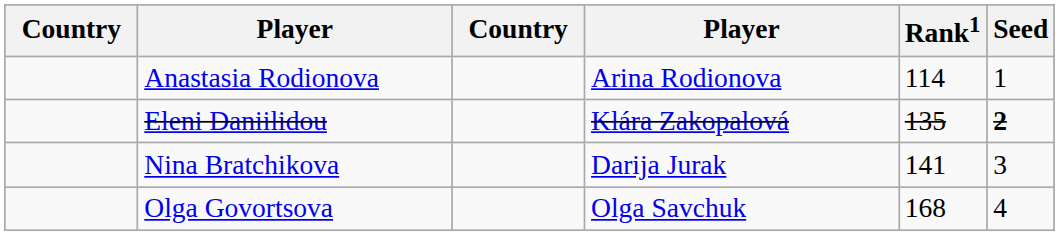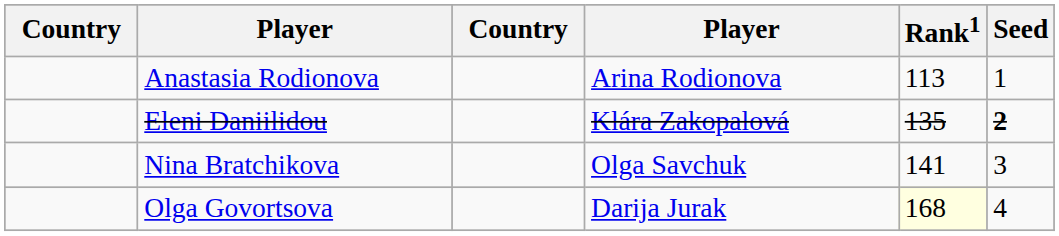(925, 77) 114 -> (925, 77) 113
(659, 164) Darija Jurak -> (669, 164) Olga Savchuk
(669, 208) Olga Savchuk -> (659, 208) Darija Jurak
(925, 208) no background -> (925, 208) lightyellow background
